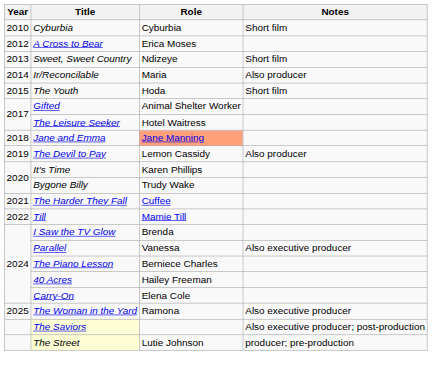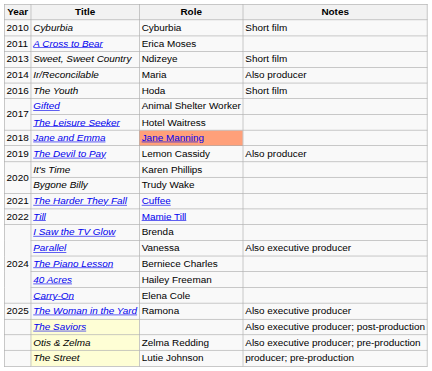(18, 43) 2012 -> (17, 43) 2011
(18, 91) 2015 -> (18, 91) 2016
+ row: (62, 342)
